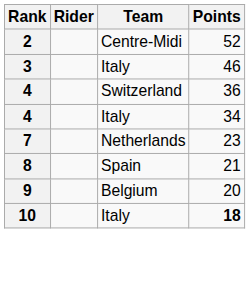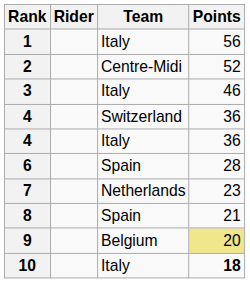+ row: (27, 41)
(232, 116) 34 -> (232, 141) 36
+ row: (27, 166)
(232, 191) no background -> (232, 240) khaki background
